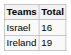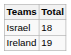(47, 27) 16 -> (47, 27) 18
